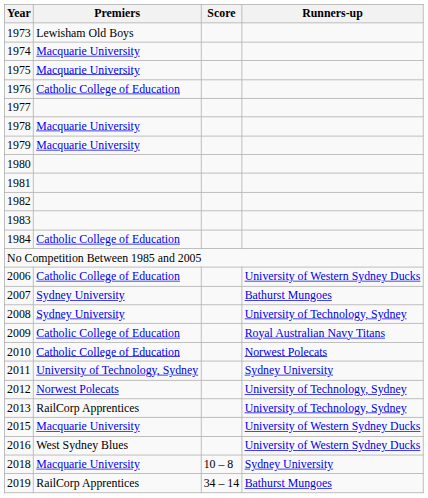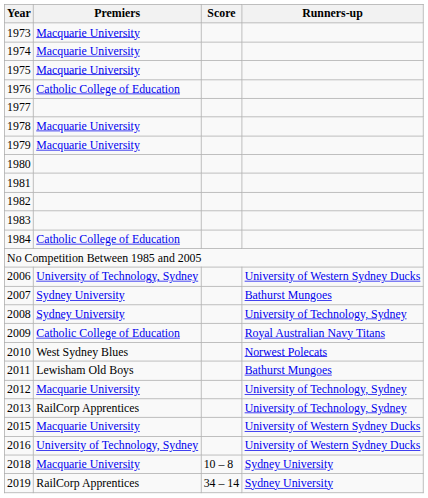(85, 32) Lewisham Old Boys -> (88, 32) Macquarie University
(108, 276) Catholic College of Education -> (117, 276) University of Technology, Sydney
(108, 351) Catholic College of Education -> (82, 351) West Sydney Blues
(117, 370) University of Technology, Sydney -> (85, 370) Lewisham Old Boys
(289, 370) Sydney University -> (288, 370) Bathurst Mungoes
(78, 389) Norwest Polecats -> (88, 389) Macquarie University
(82, 445) West Sydney Blues -> (117, 445) University of Technology, Sydney
(288, 483) Bathurst Mungoes -> (289, 483) Sydney University
